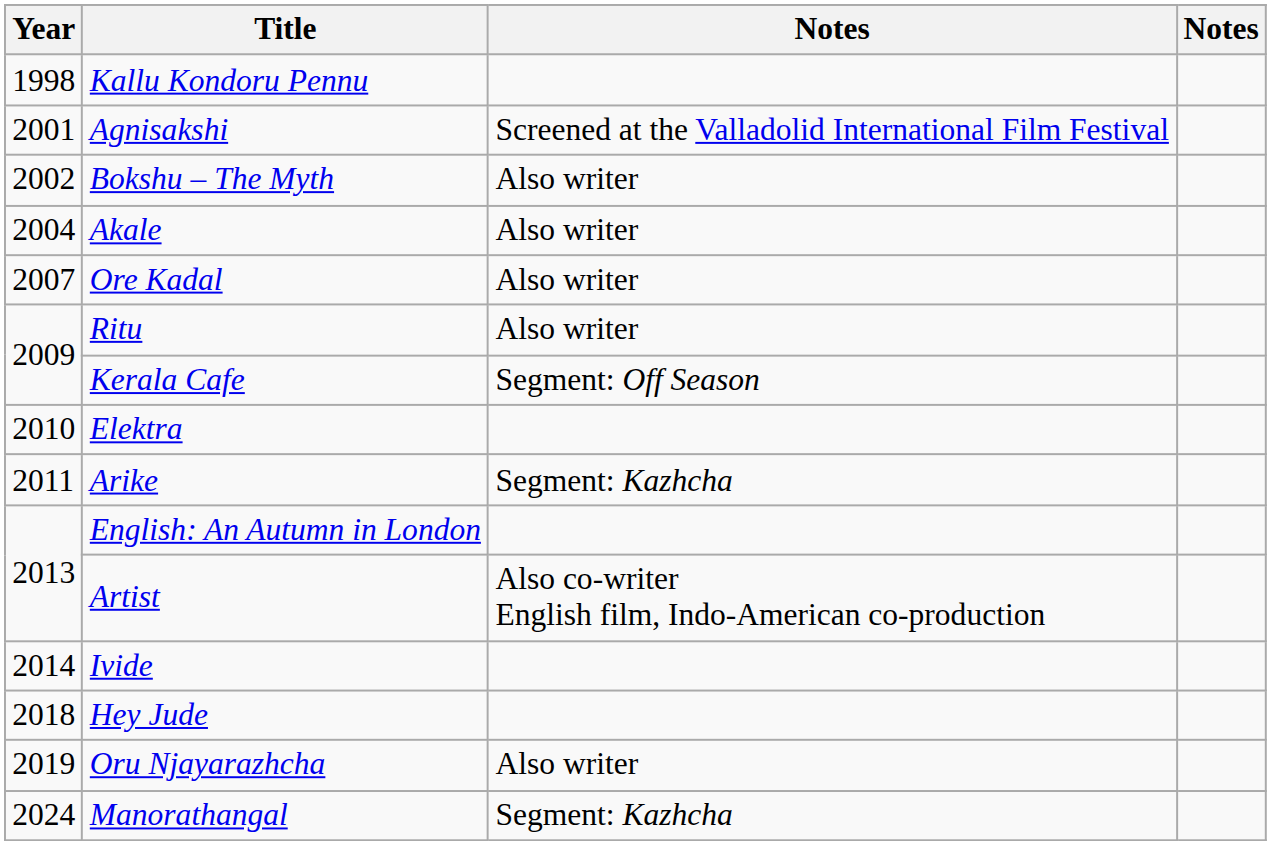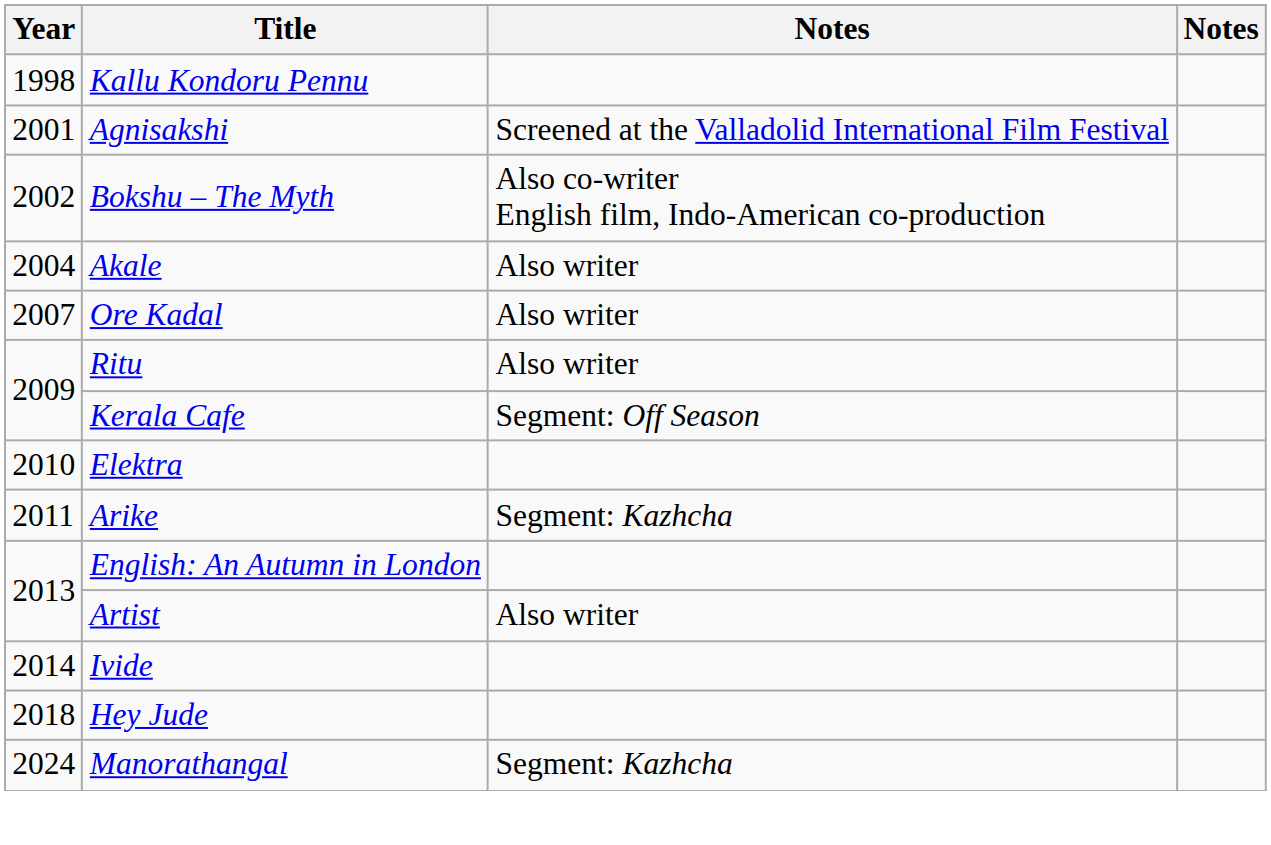(567, 179) Also writer -> (770, 197) Also co-writer English film, Indo-American co-production
(770, 597) Also co-writer English film, Indo-American co-production -> (567, 614) Also writer
- row: (208, 764)
